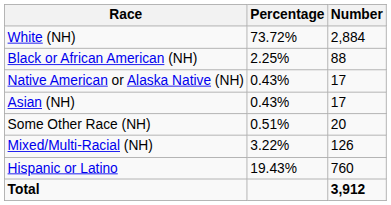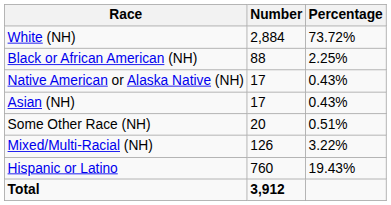columns swapped: (357, 15) <-> (287, 15)
